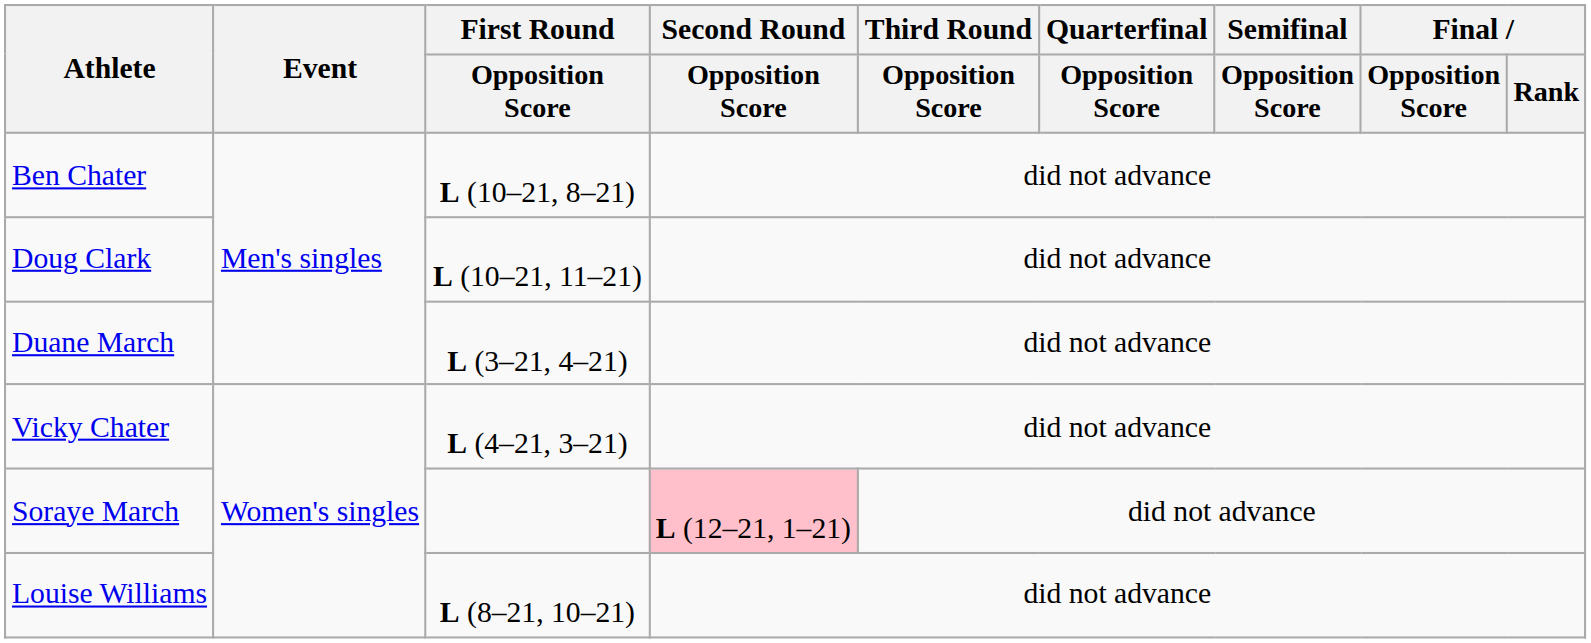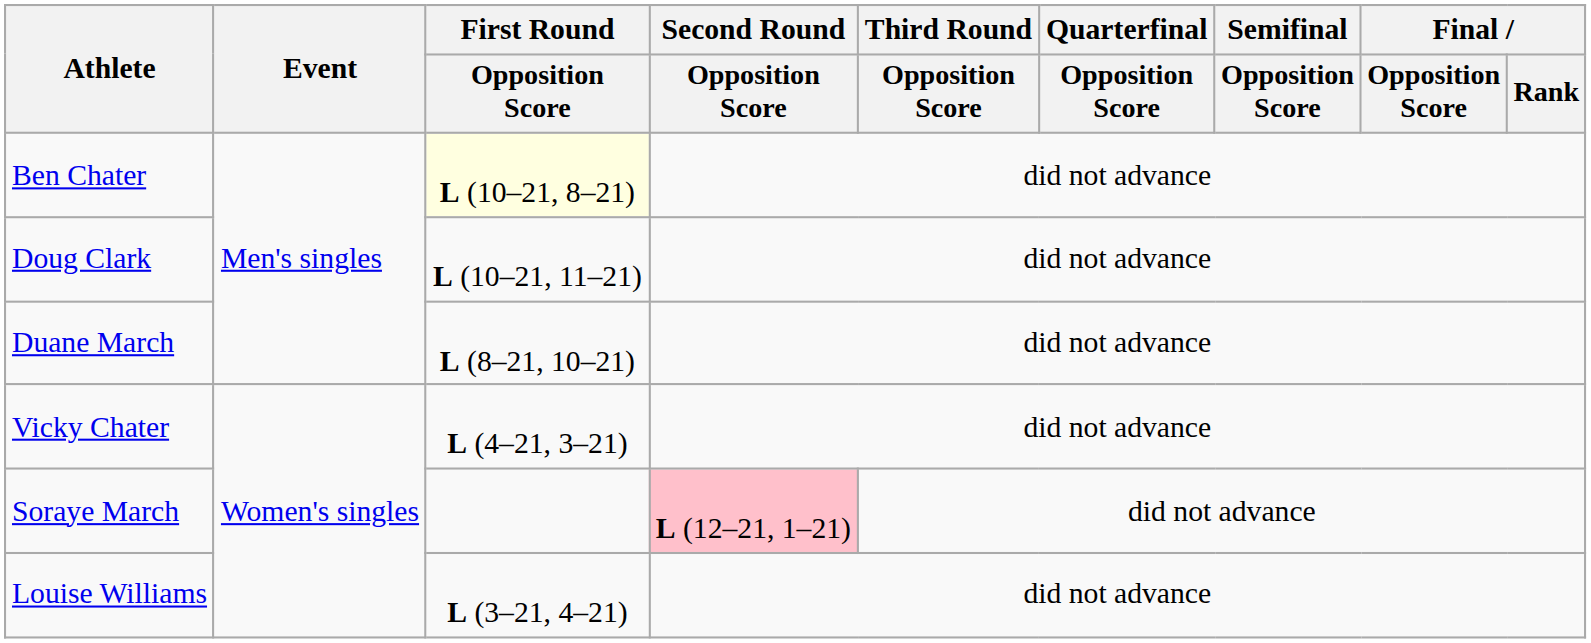(537, 192) no background -> (537, 192) lightyellow background
(537, 360) L (3–21, 4–21) -> (537, 360) L (8–21, 10–21)
(537, 612) L (8–21, 10–21) -> (537, 612) L (3–21, 4–21)
